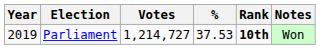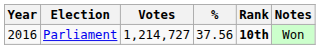(22, 35) 2019 -> (22, 35) 2016
(215, 35) 37.53 -> (215, 35) 37.56
